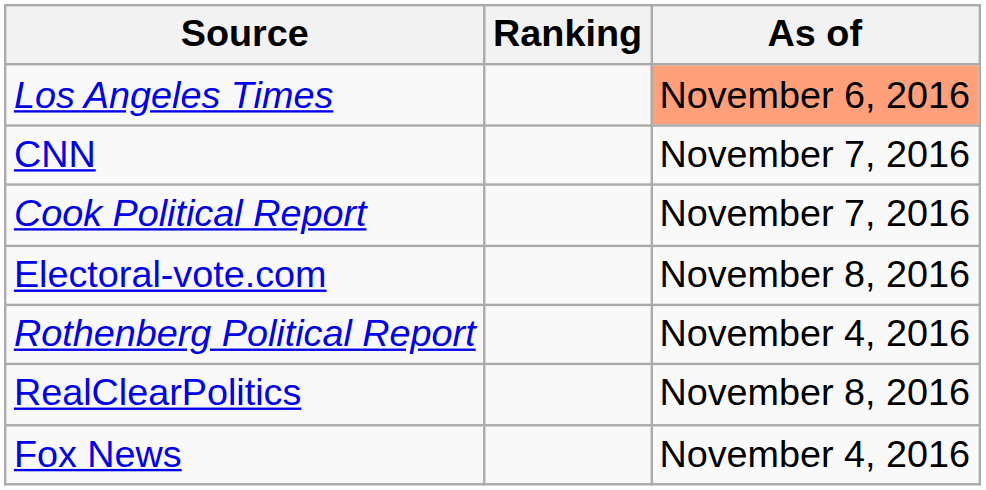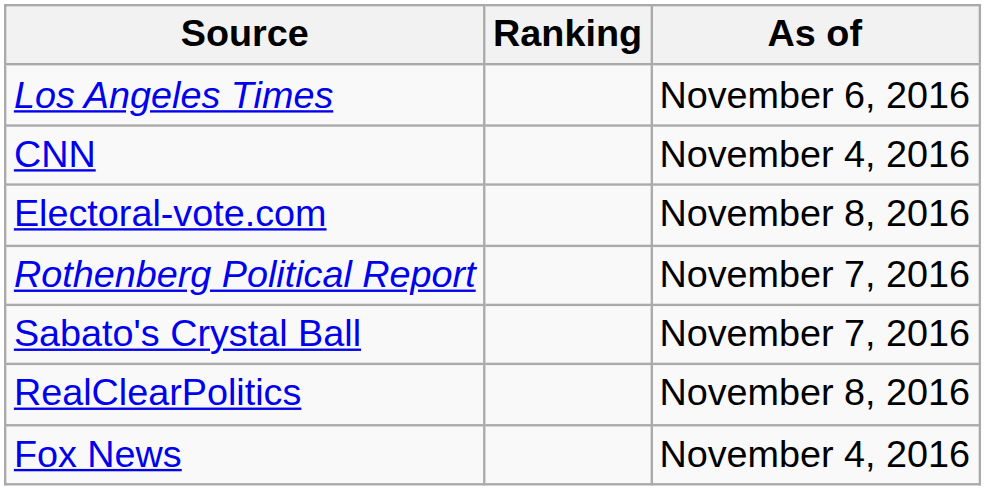(815, 94) lightsalmon background -> (815, 94) no background
(815, 154) November 7, 2016 -> (815, 154) November 4, 2016
- row: (190, 214)
(815, 333) November 4, 2016 -> (815, 273) November 7, 2016
+ row: (187, 333)
